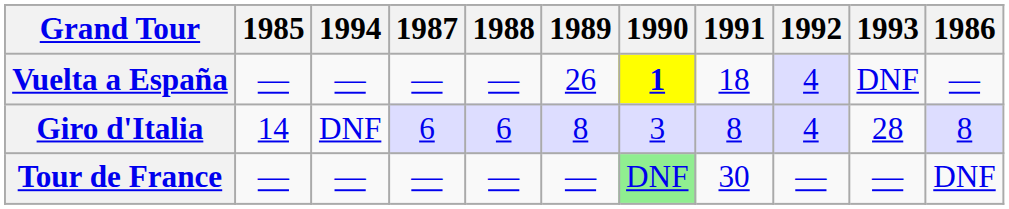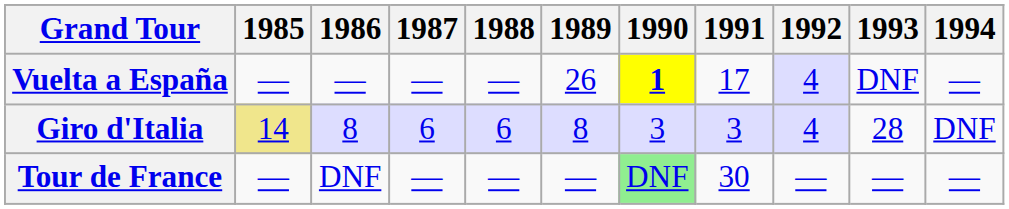columns swapped: (964, 29) <-> (350, 29)
(734, 78) 18 -> (734, 78) 17
(273, 128) no background -> (273, 128) khaki background
(734, 128) 8 -> (734, 128) 3
